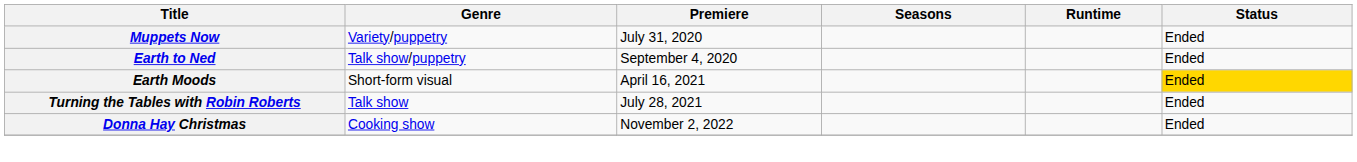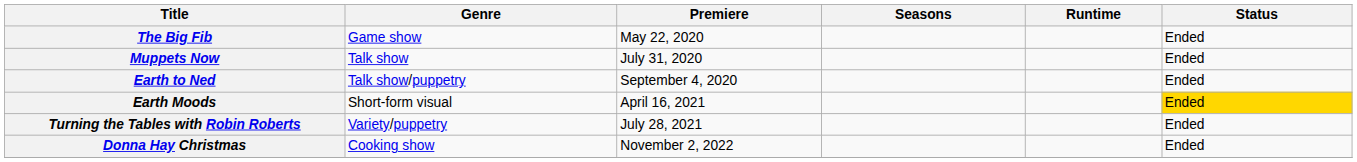+ row: (175, 37)
(398, 37) Variety/puppetry -> (378, 59) Talk show
(378, 102) Talk show -> (398, 124) Variety/puppetry
